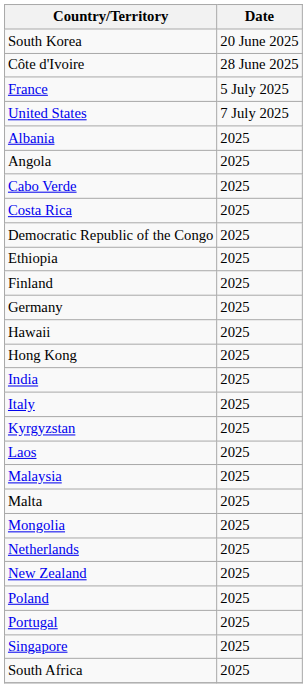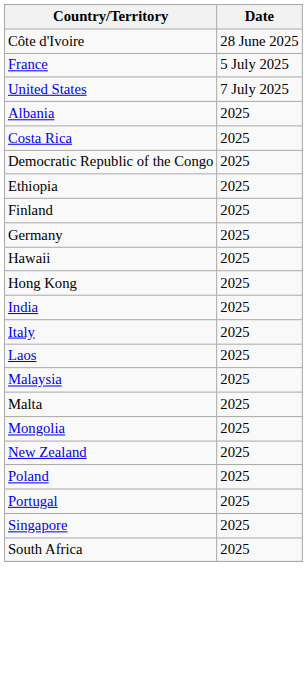- row: (45, 41)
- row: (30, 162)
- row: (42, 186)
- row: (42, 428)
- row: (43, 549)
